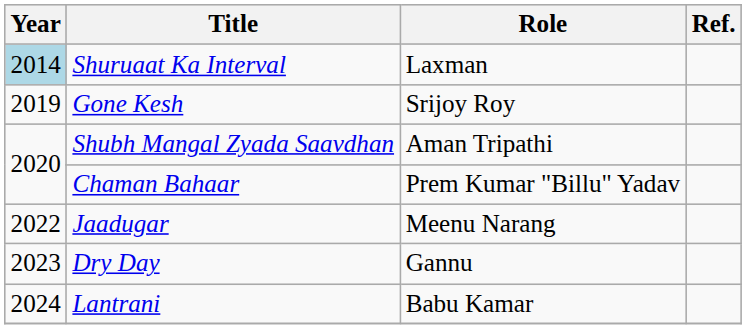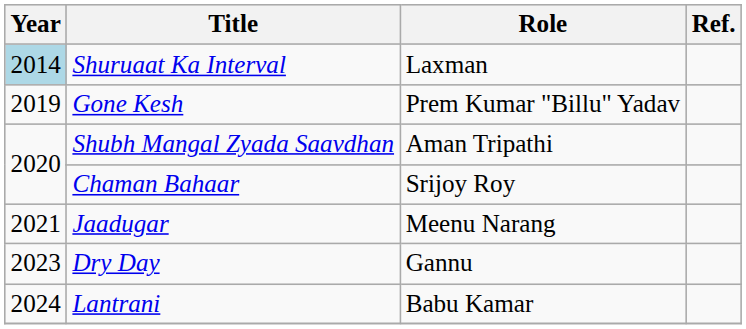(460, 104) Srijoy Roy -> (543, 104) Prem Kumar "Billu" Yadav
(543, 183) Prem Kumar "Billu" Yadav -> (460, 183) Srijoy Roy
(36, 223) 2022 -> (36, 223) 2021
